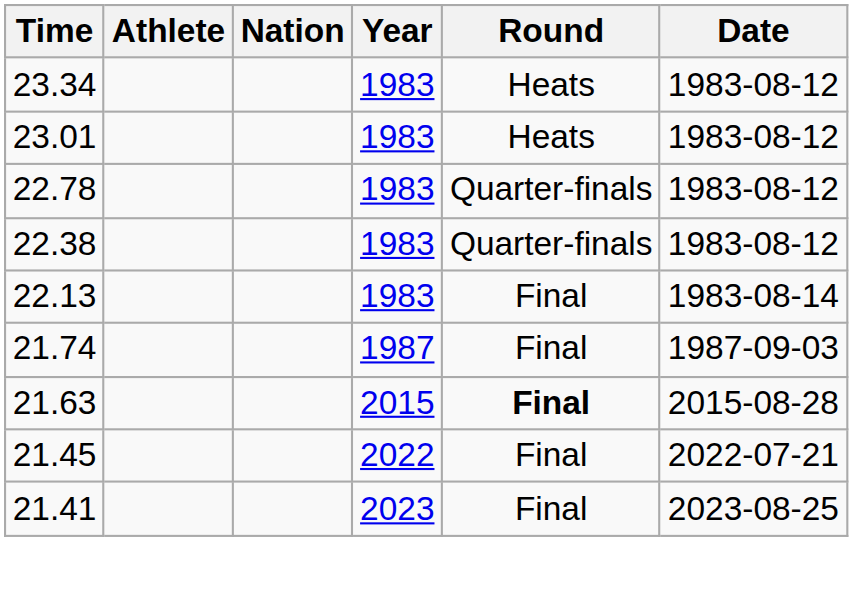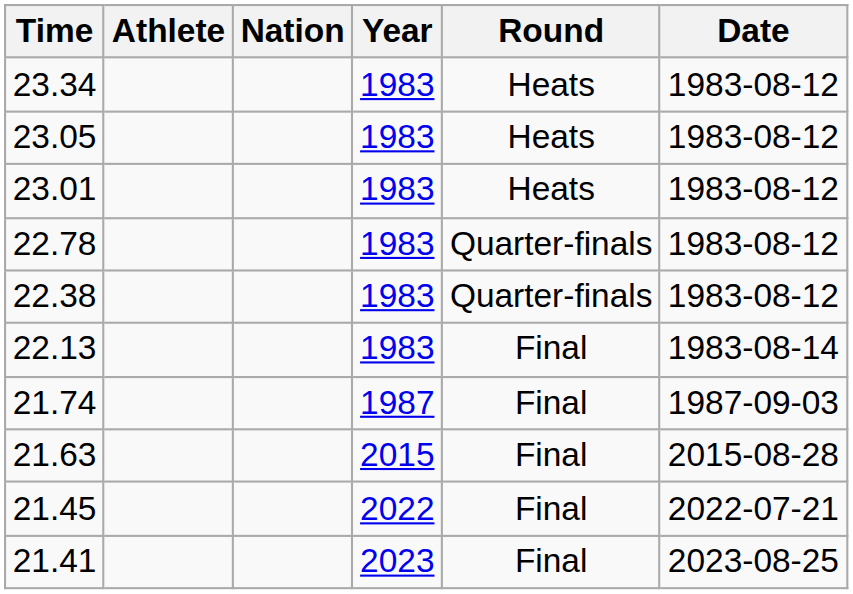+ row: (55, 137)
(551, 402) bold -> (551, 455) normal
